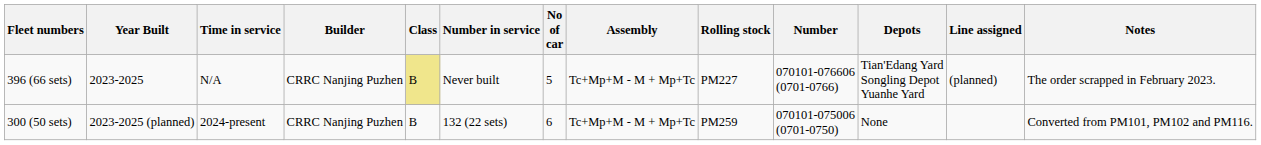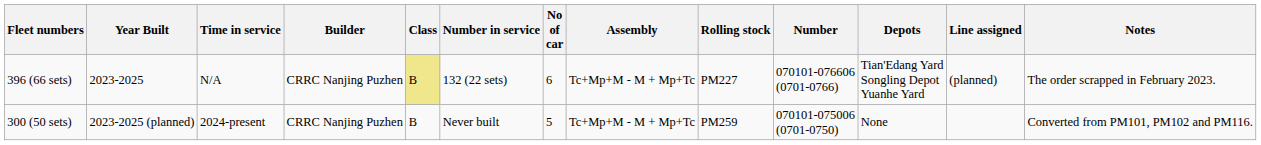(471, 79) Never built -> (475, 79) 132 (22 sets)
(549, 79) 5 -> (549, 79) 6
(475, 122) 132 (22 sets) -> (471, 122) Never built
(549, 122) 6 -> (549, 122) 5
